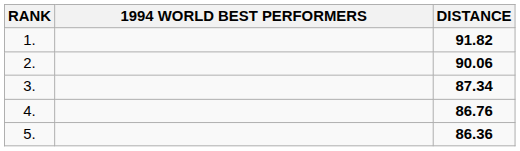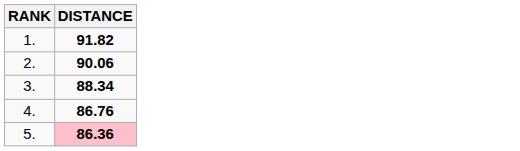- column: (244, 16)
(474, 87) 87.34 -> (95, 87) 88.34
(474, 134) no background -> (95, 134) pink background
